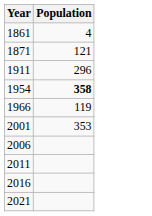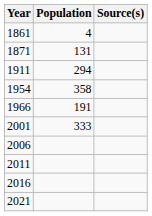+ column: (121, 13)
(83, 51) 121 -> (83, 51) 131
(83, 70) 296 -> (83, 70) 294
(83, 88) bold -> (83, 88) normal
(83, 107) 119 -> (83, 107) 191
(83, 126) 353 -> (83, 126) 333
